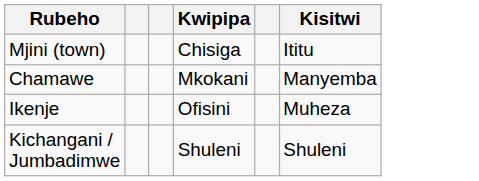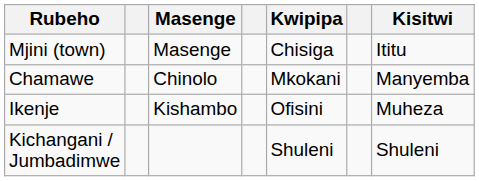+ column: (195, 19)
